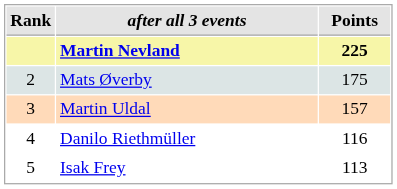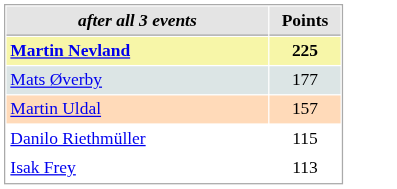- column: (31, 20)
(355, 80) 175 -> (305, 80) 177
(355, 138) 116 -> (305, 138) 115
